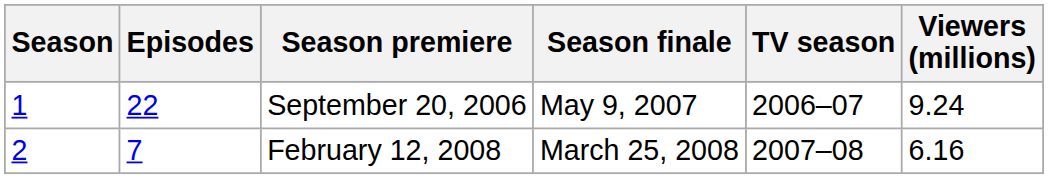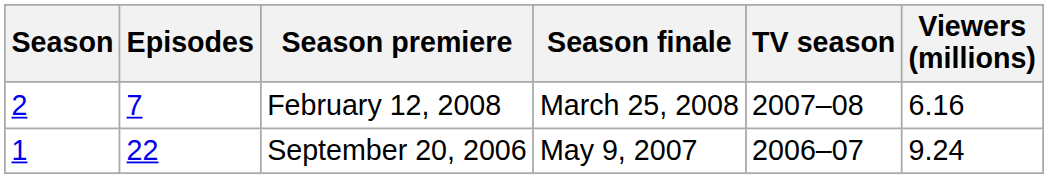rows swapped: (397, 104) <-> (384, 150)
